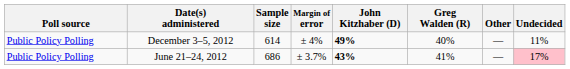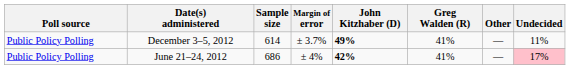(312, 40) ± 4% -> (312, 40) ± 3.7%
(445, 40) 40% -> (445, 40) 41%
(312, 56) ± 3.7% -> (312, 56) ± 4%
(345, 56) 43% -> (345, 56) 42%
